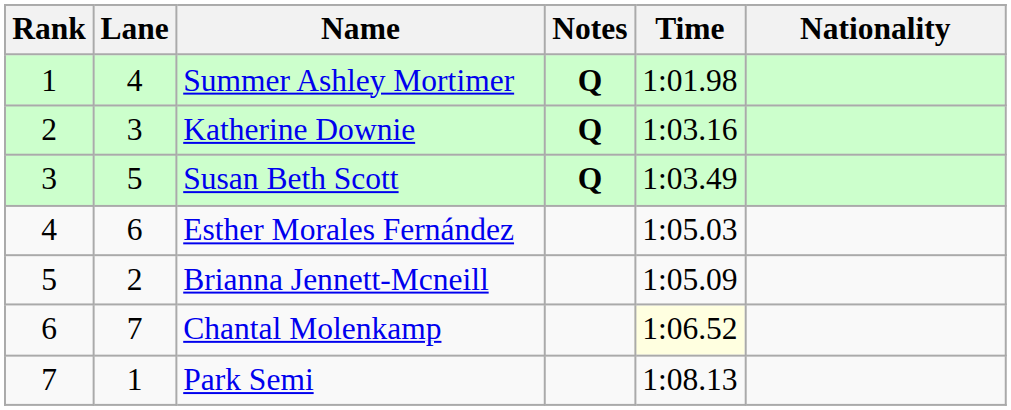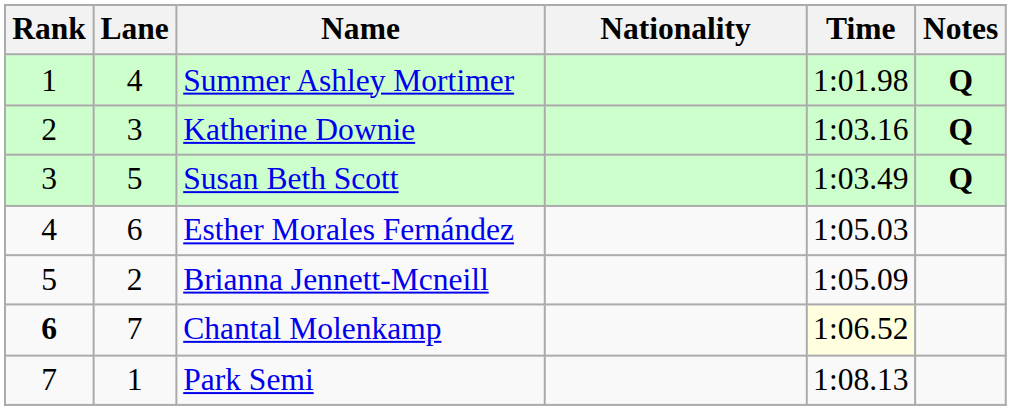columns swapped: (875, 29) <-> (590, 29)
(49, 329) normal -> (49, 329) bold
